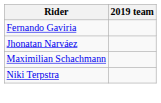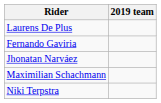+ row: (39, 28)
